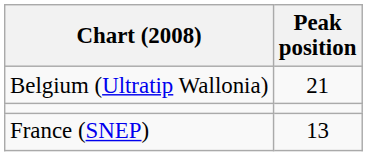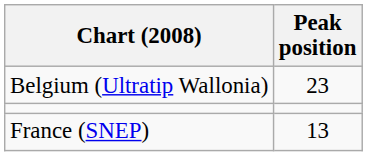(318, 84) 21 -> (318, 84) 23
